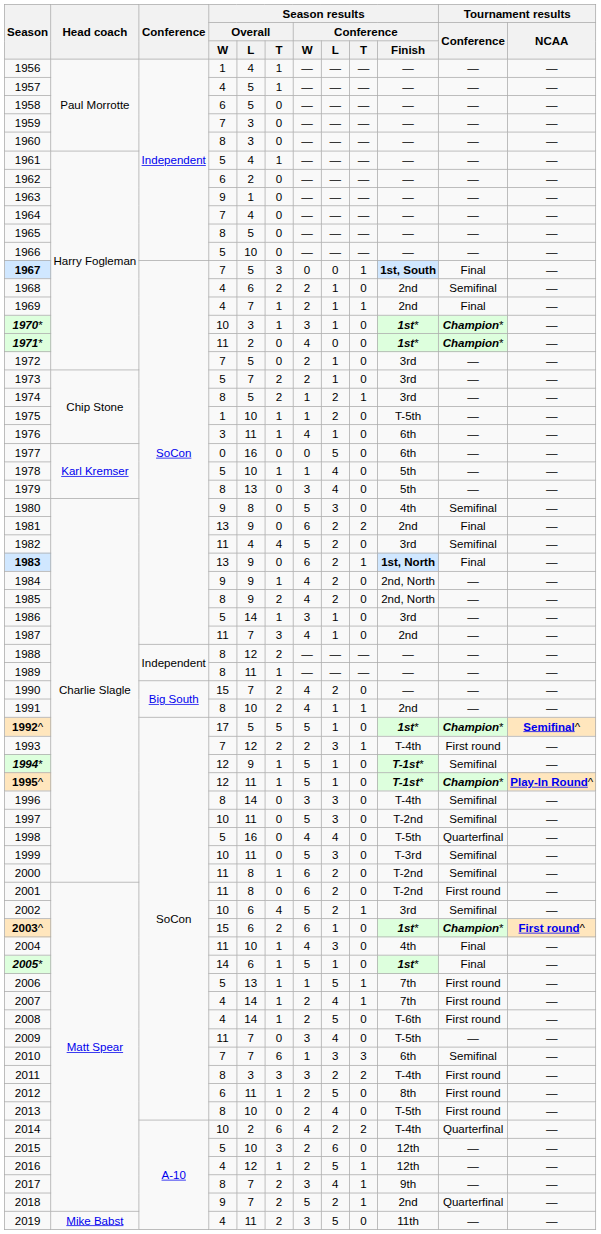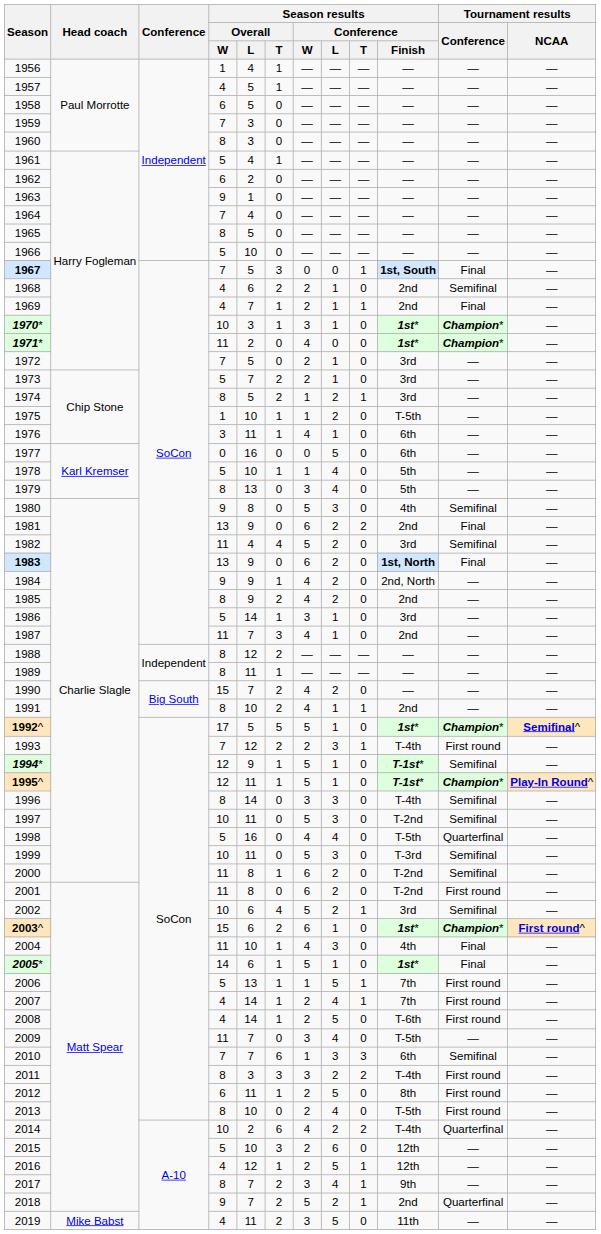(363, 562) 1 -> (363, 562) 0
(408, 599) 2nd, North -> (408, 599) 2nd
